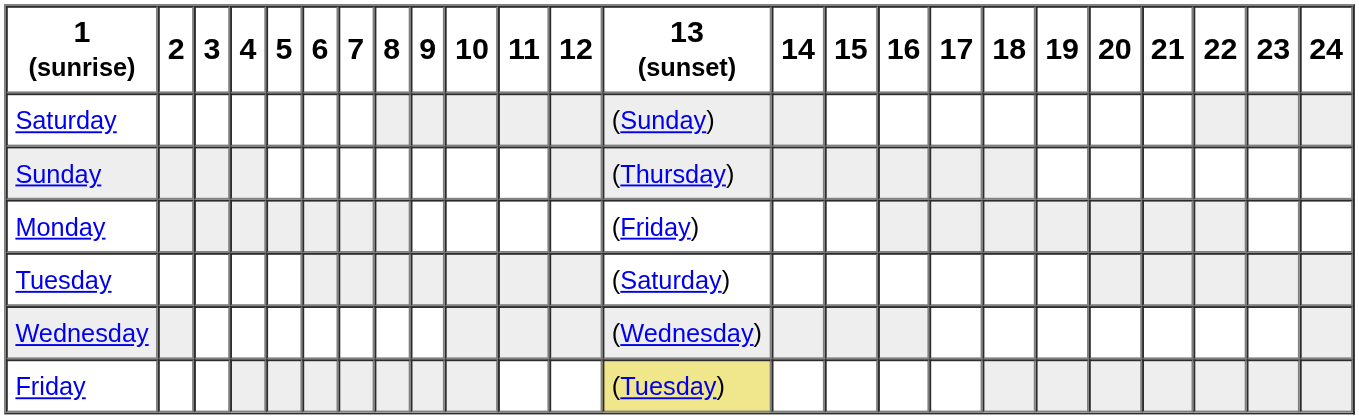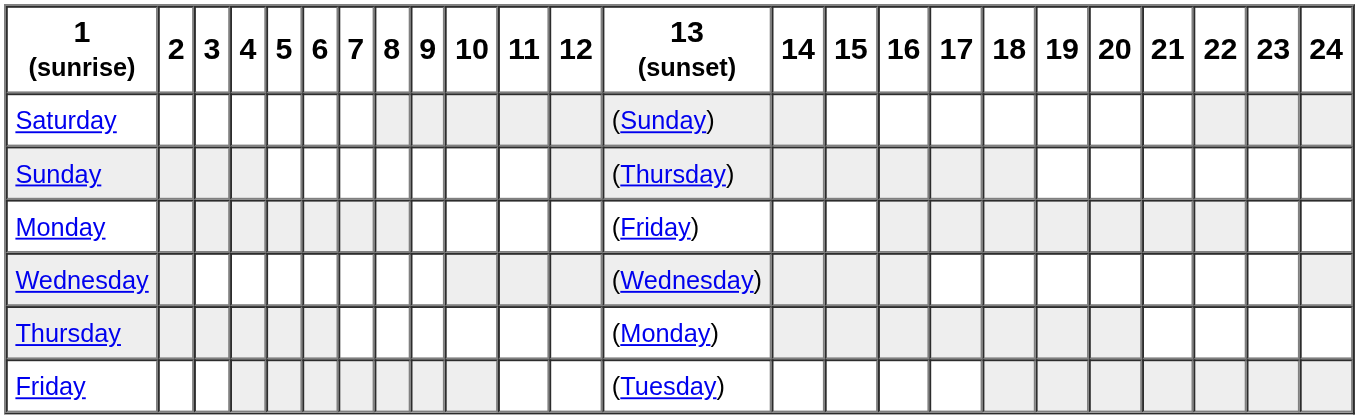- row: (63, 280)
+ row: (68, 334)
(668, 387) khaki background -> (668, 387) no background
